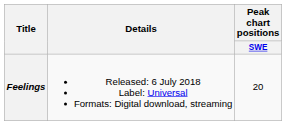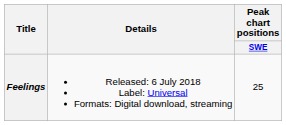(258, 87) 20 -> (258, 87) 25
